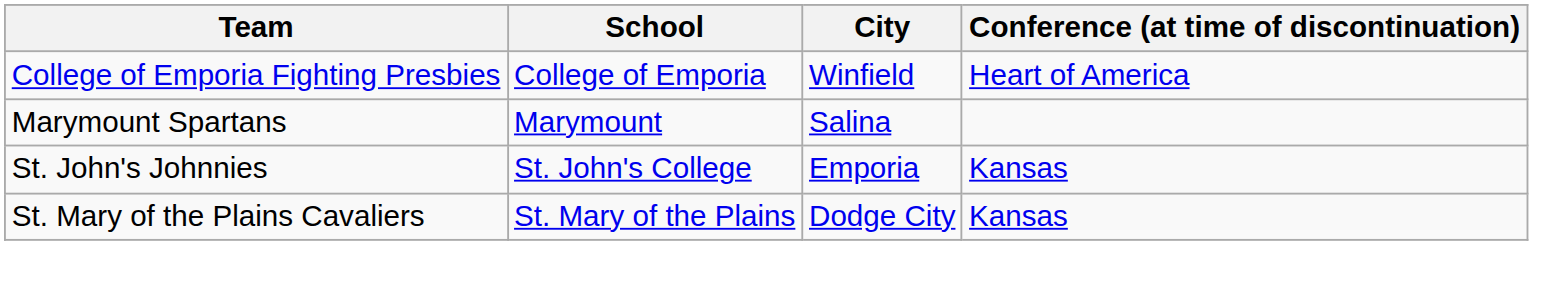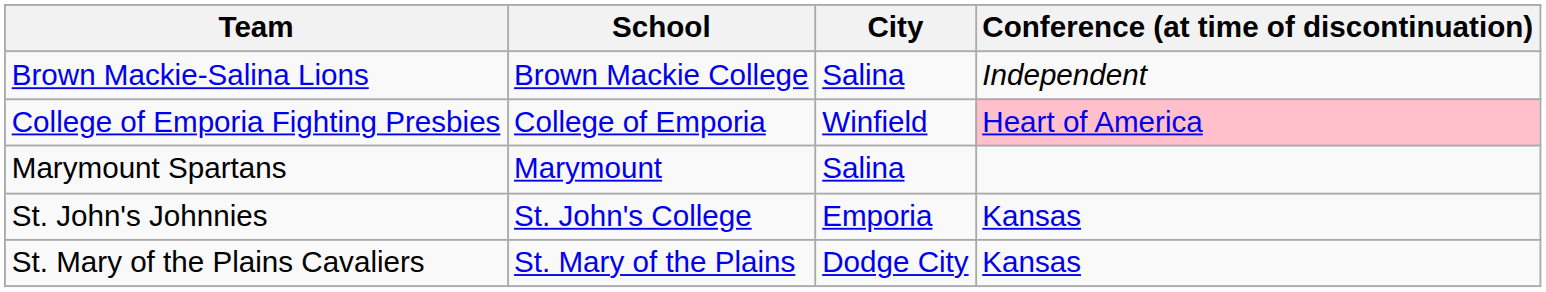+ row: (190, 74)
(1079, 74) no background -> (1092, 121) pink background
